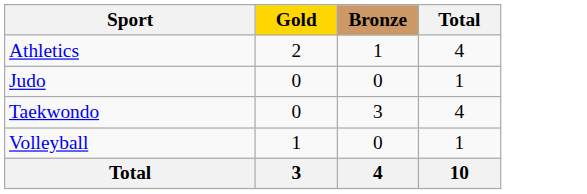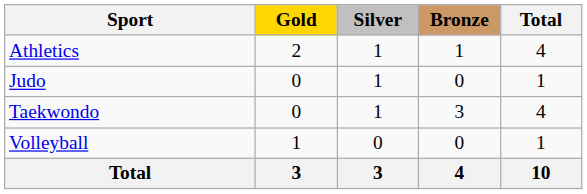+ column: (378, 19)
